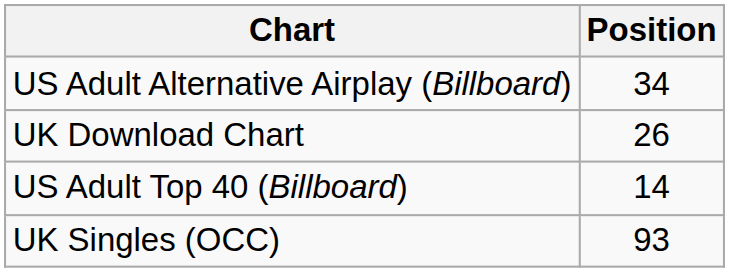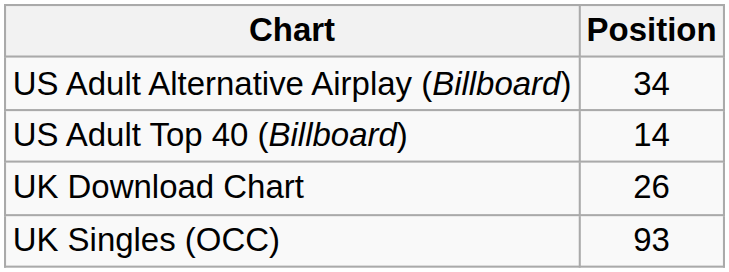rows swapped: (210, 187) <-> (158, 135)
